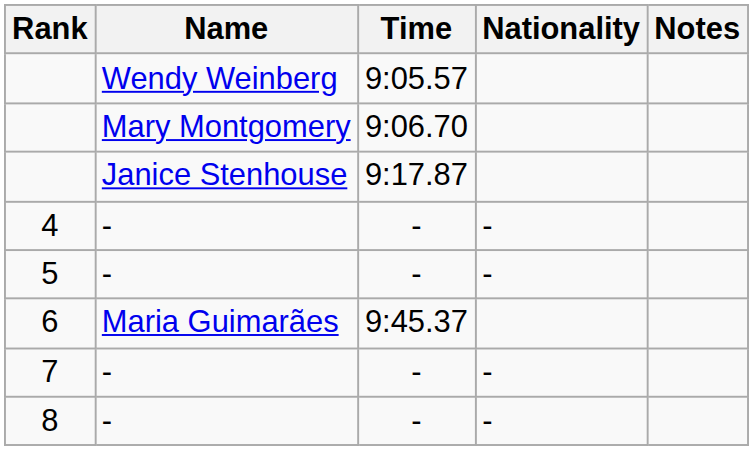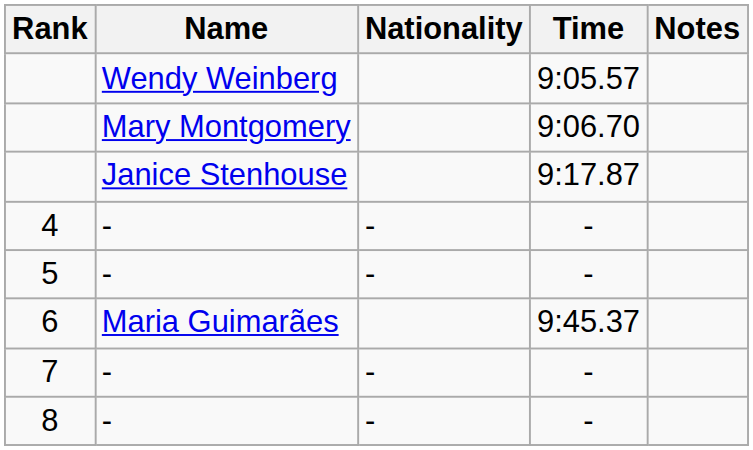columns swapped: (561, 28) <-> (416, 28)
